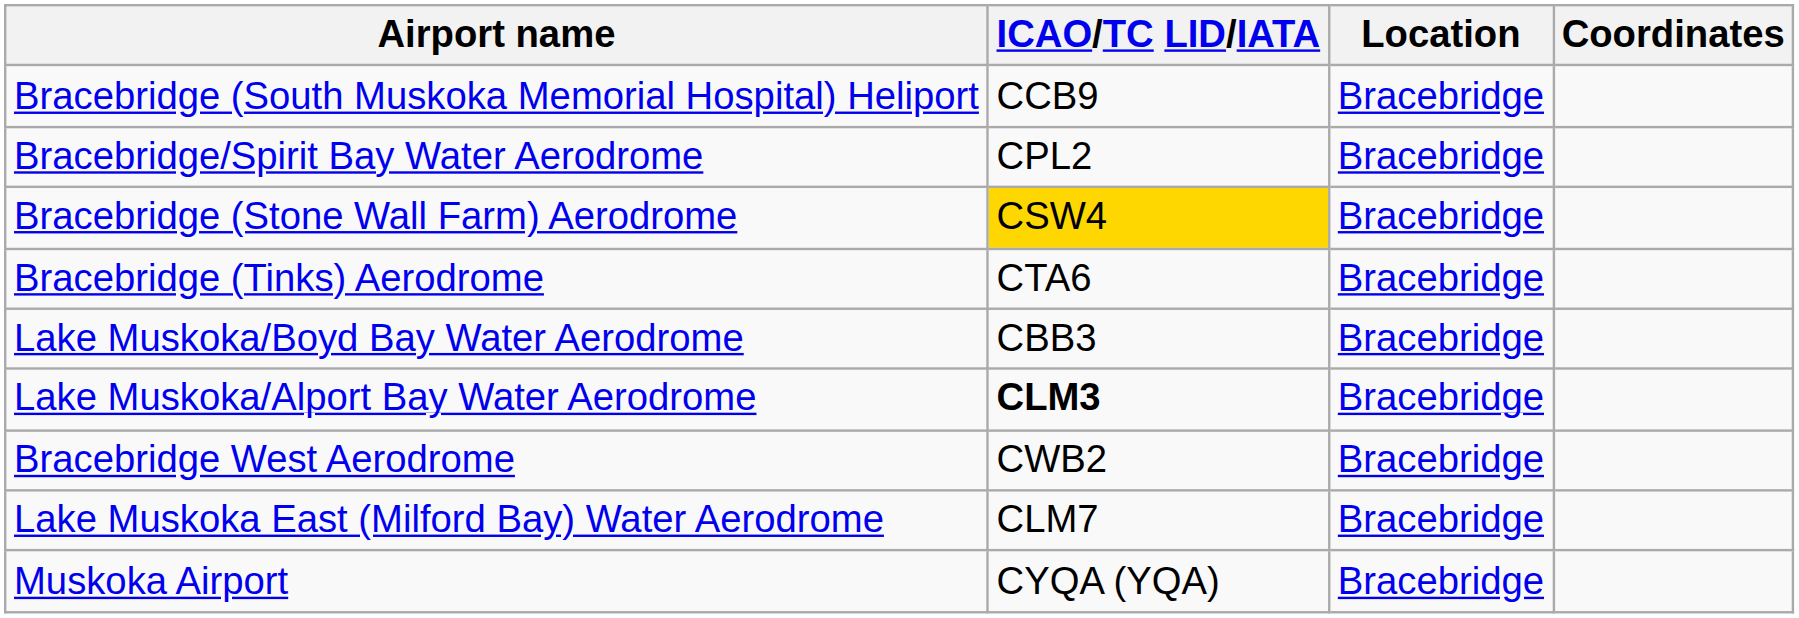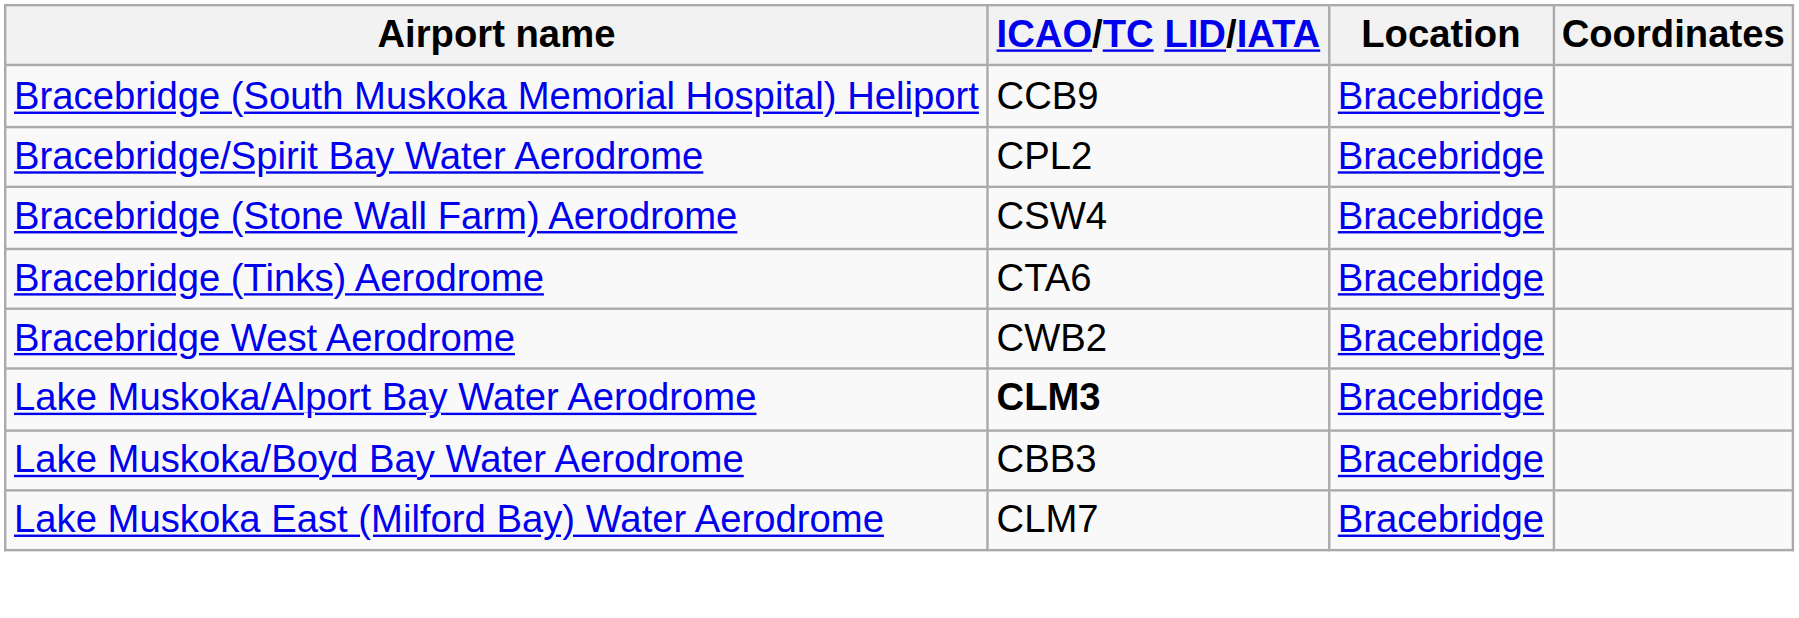(1052, 216) gold background -> (1052, 216) no background
rows swapped: (264, 459) <-> (379, 338)
- row: (151, 580)
